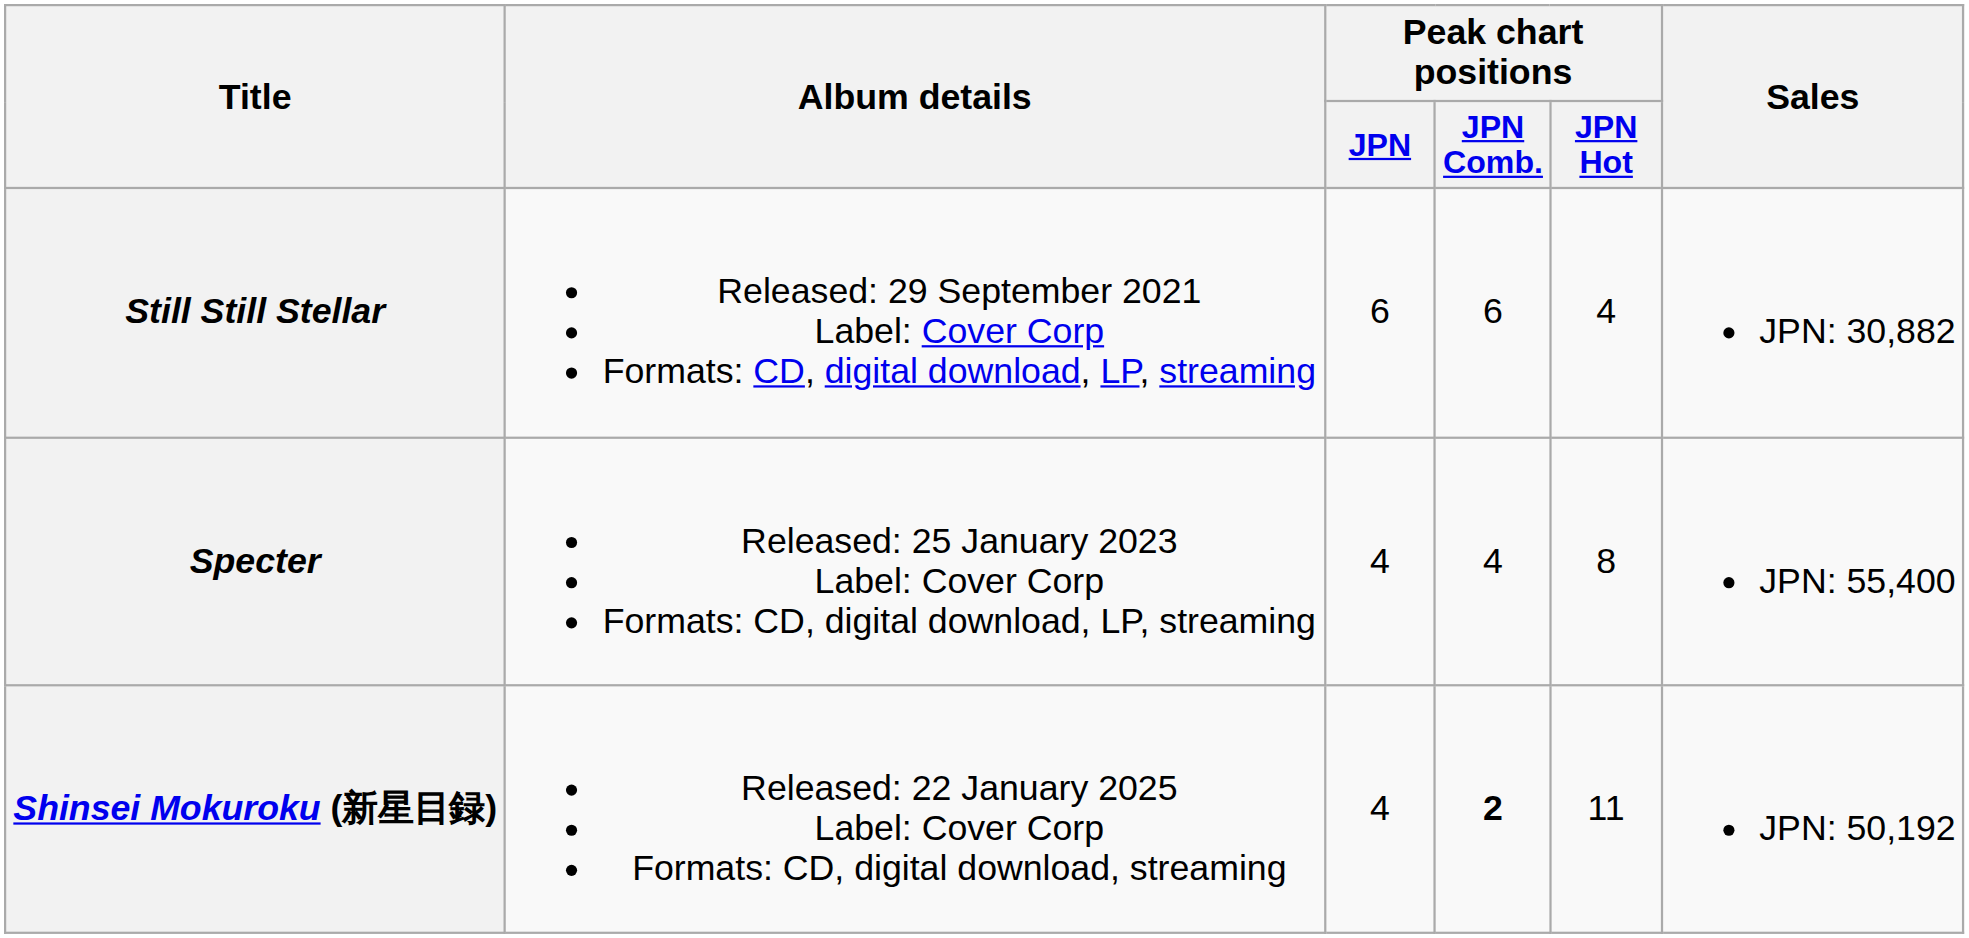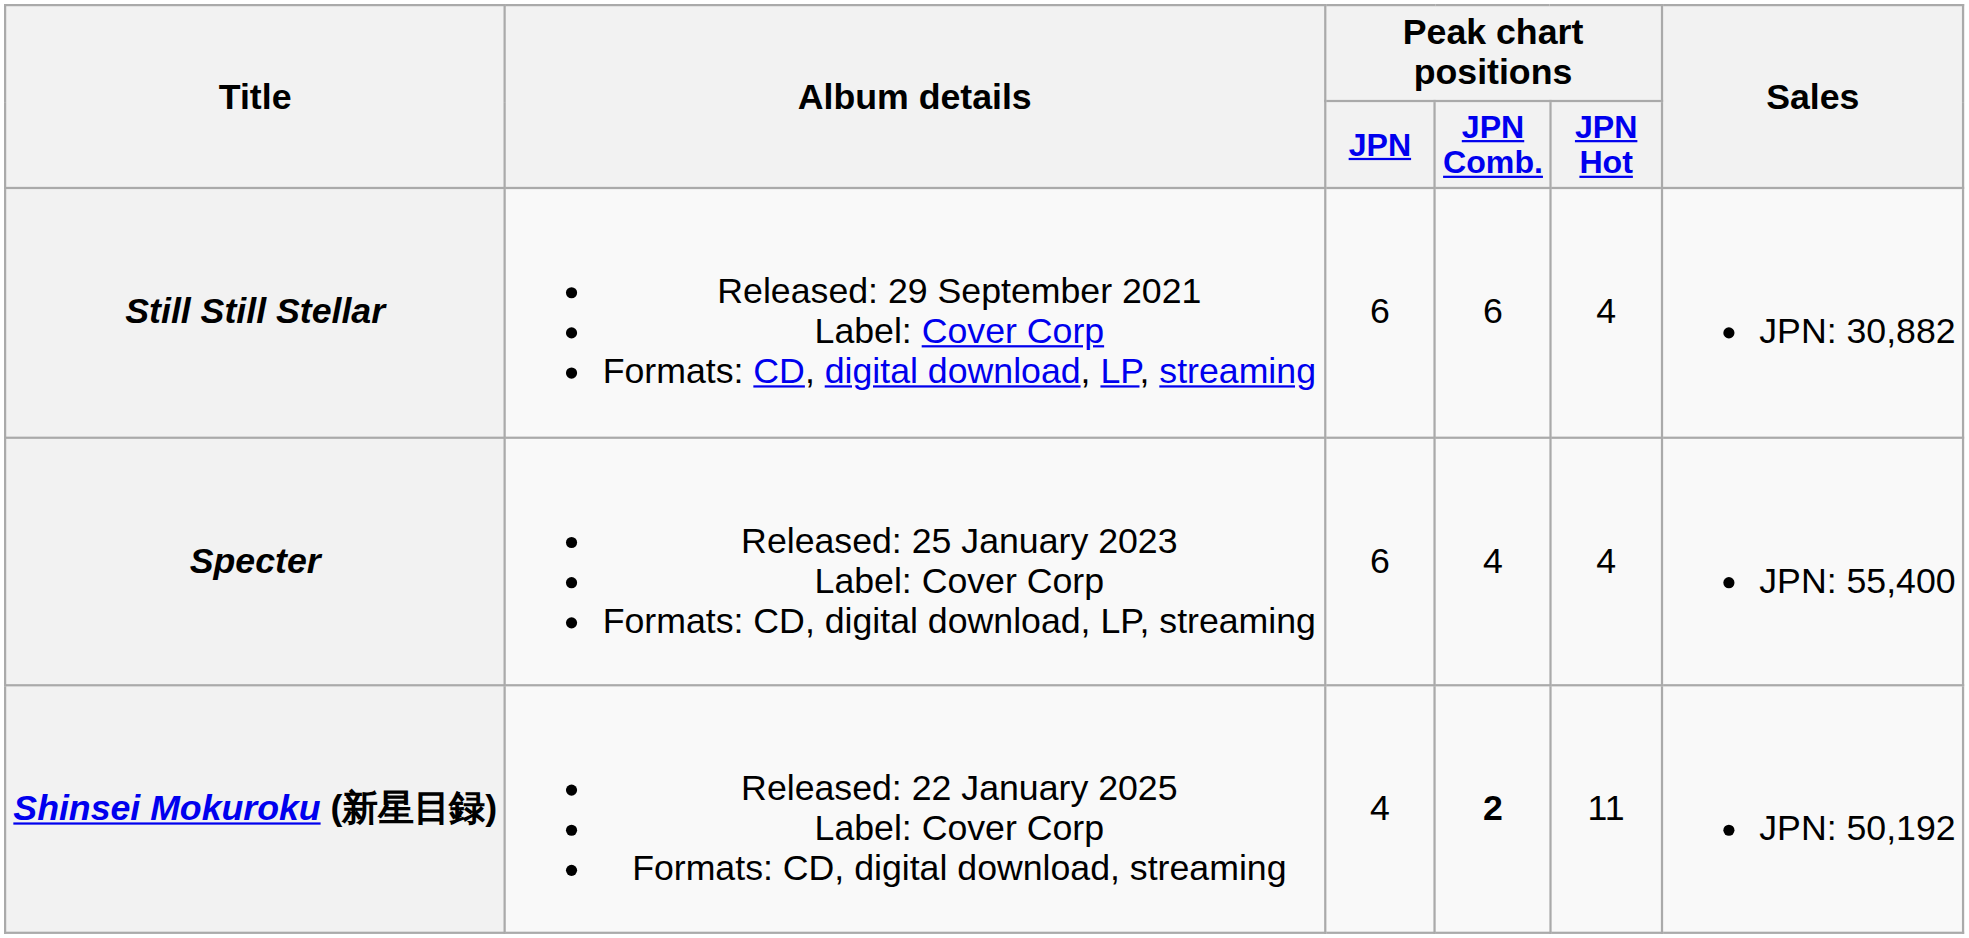(1380, 560) 4 -> (1380, 560) 6
(1606, 560) 8 -> (1606, 560) 4
